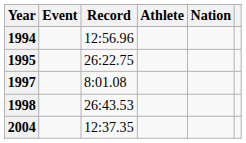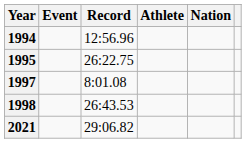- row: (22, 127)
+ row: (22, 127)
